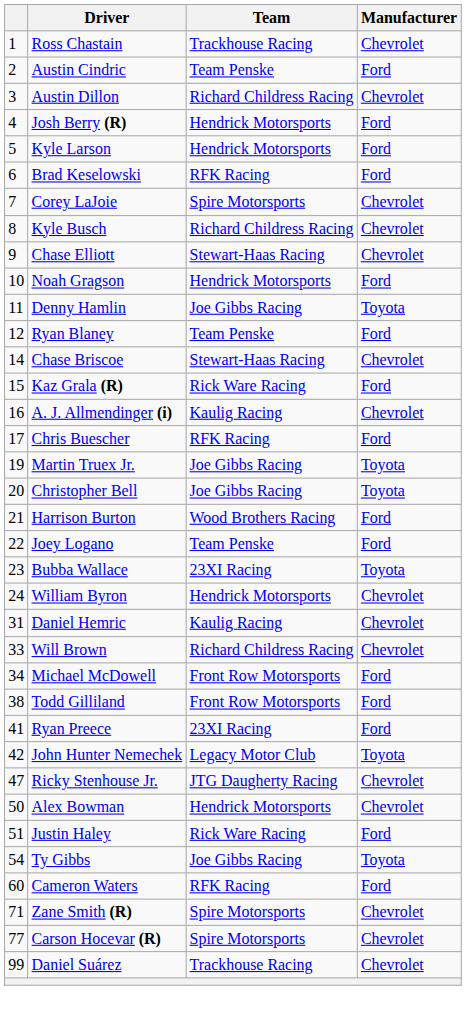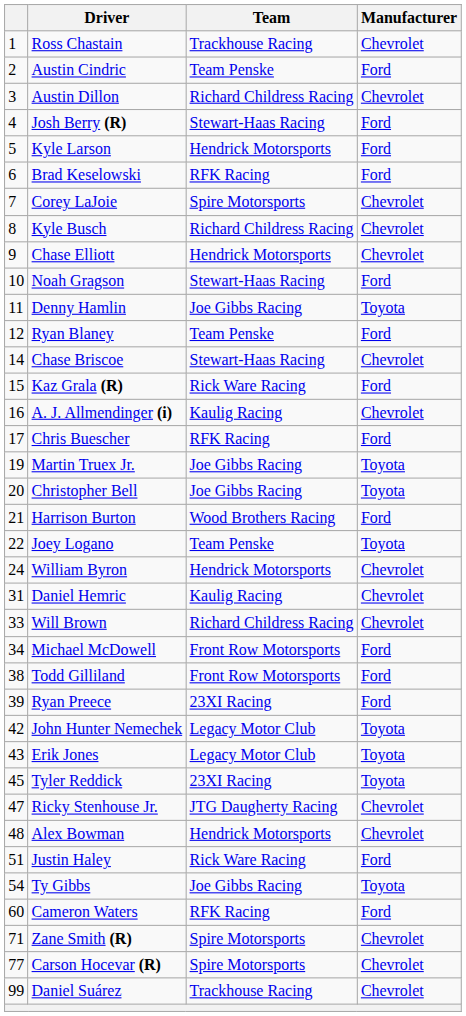(260, 123) Hendrick Motorsports -> (257, 123) Stewart-Haas Racing
(257, 254) Stewart-Haas Racing -> (260, 254) Hendrick Motorsports
(260, 281) Hendrick Motorsports -> (257, 281) Stewart-Haas Racing
(376, 544) Ford -> (383, 544) Toyota
- row: (80, 570)
(16, 728) 41 -> (16, 702) 39
+ row: (65, 754)
+ row: (77, 780)
(16, 807) 50 -> (16, 833) 48
